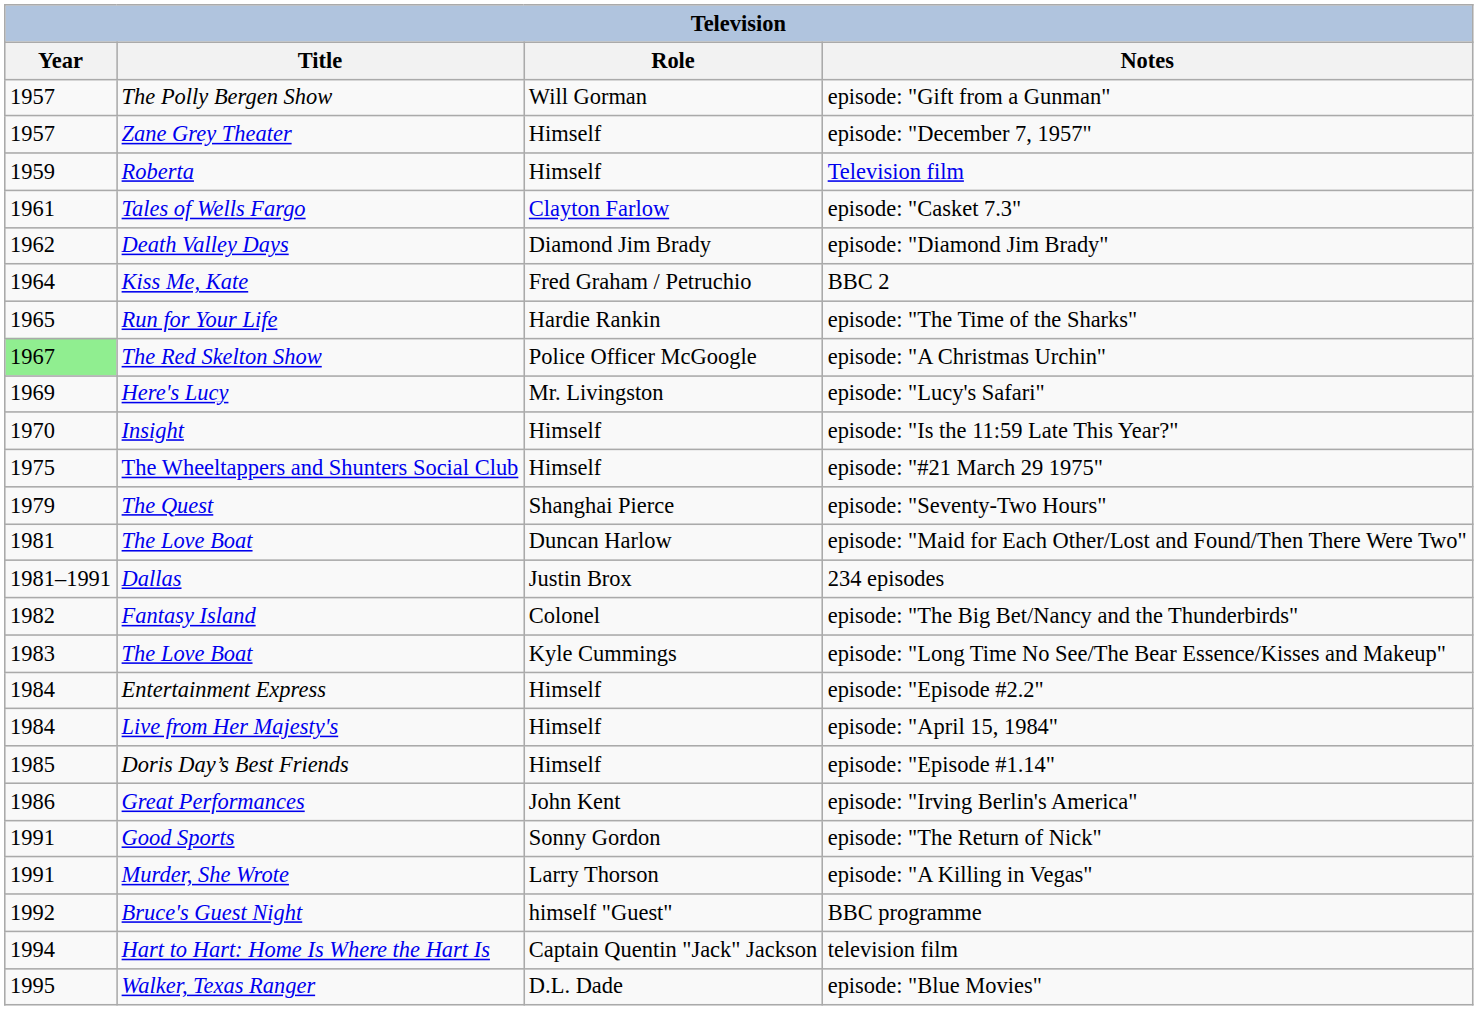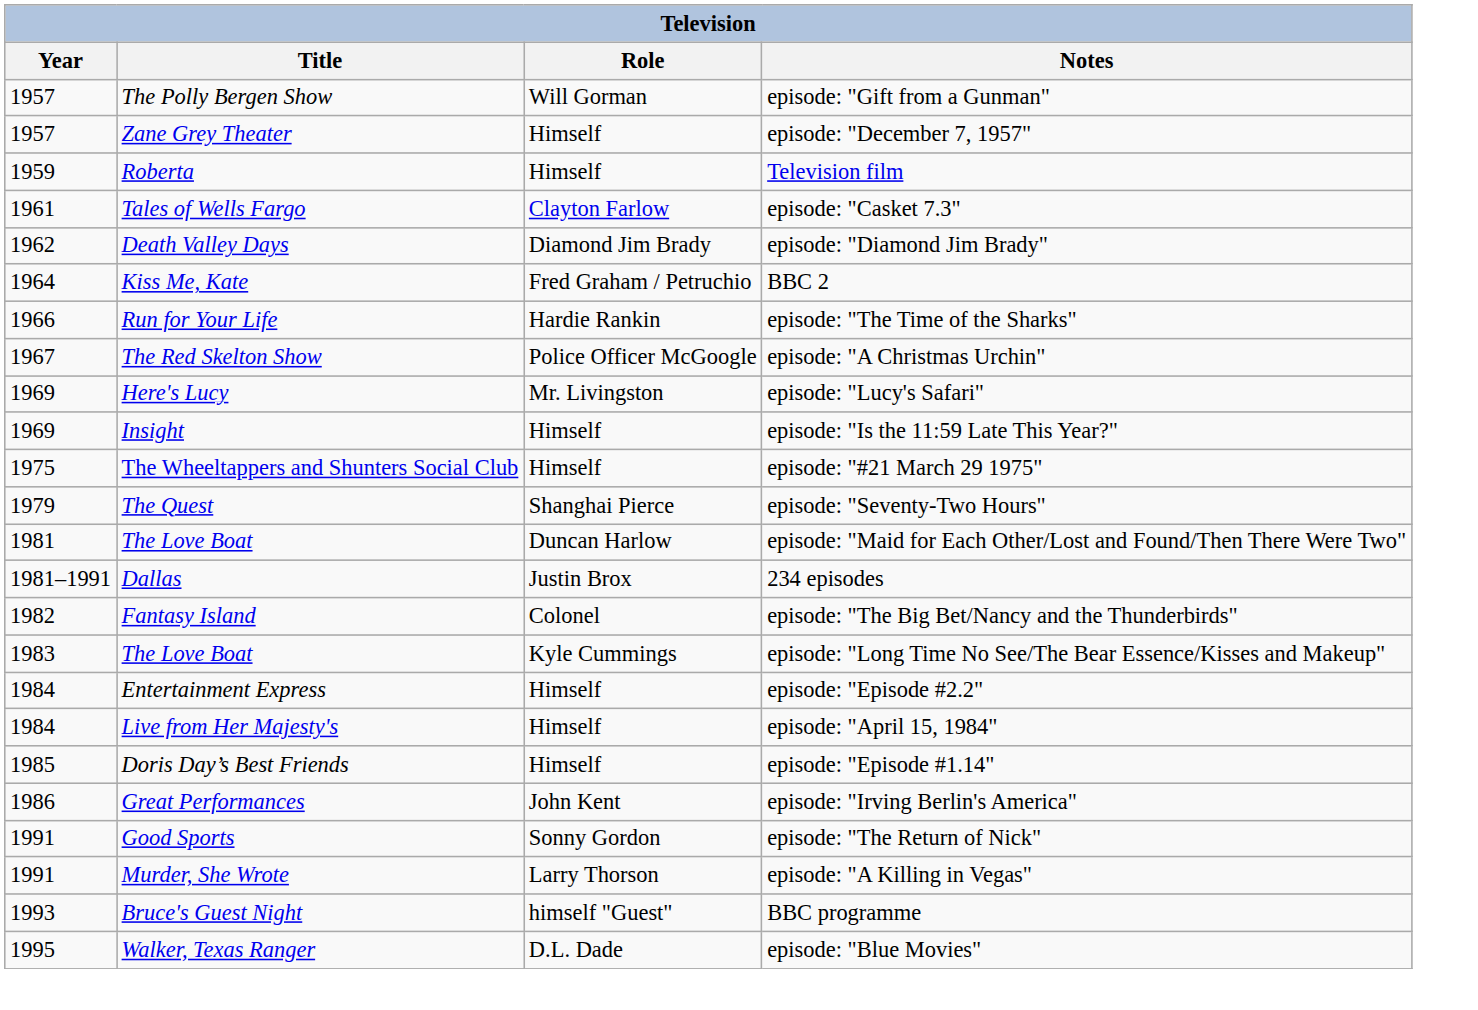(32, 319) 1965 -> (32, 319) 1966
(32, 356) lightgreen background -> (32, 356) no background
(32, 430) 1970 -> (32, 430) 1969
(32, 912) 1992 -> (32, 912) 1993
- row: (893, 949)
